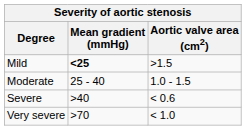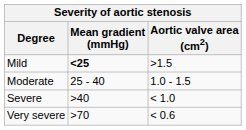(163, 98) < 0.6 -> (163, 98) < 1.0
(163, 116) < 1.0 -> (163, 116) < 0.6
